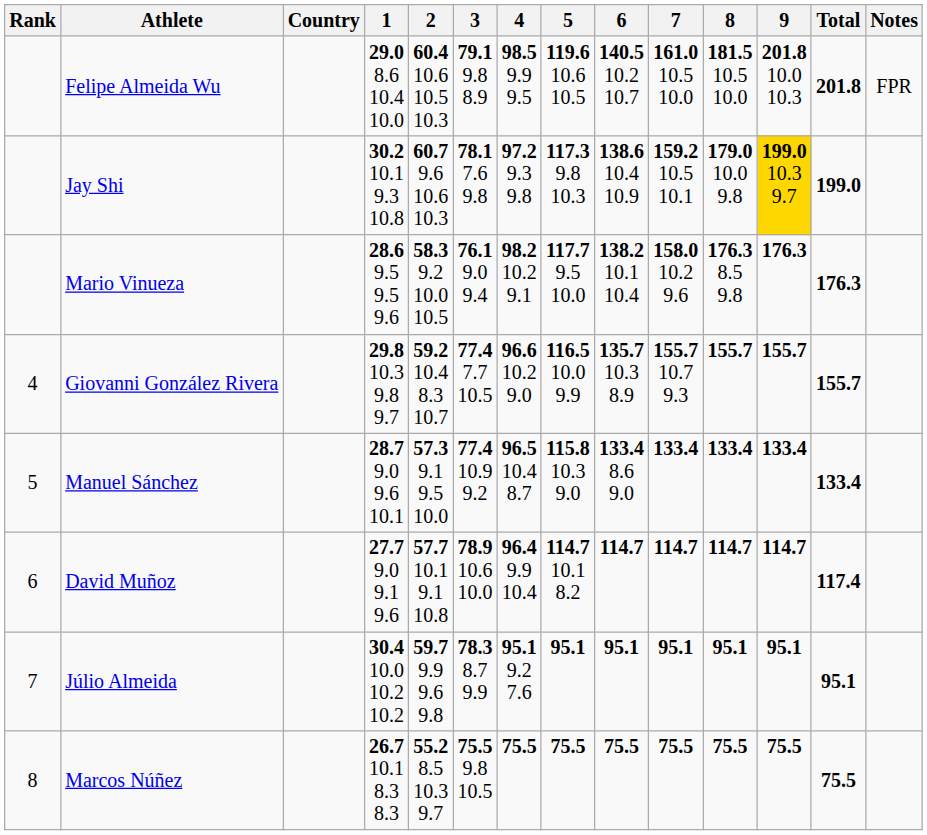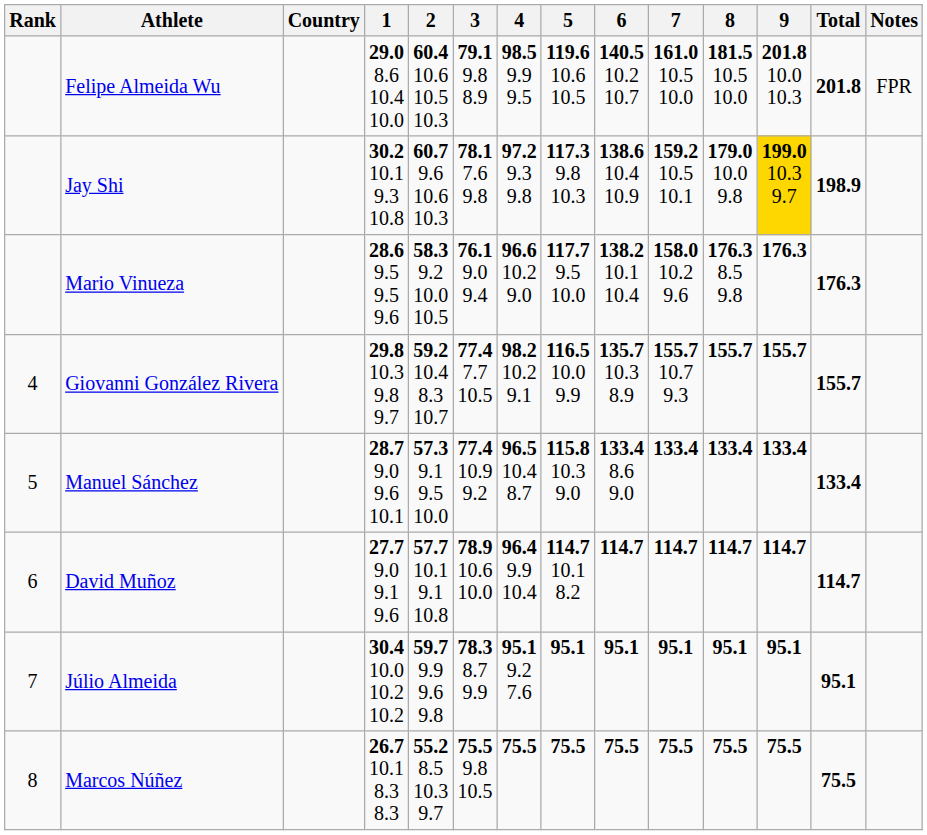(838, 185) 199.0 -> (838, 185) 198.9
(519, 273) 98.2 10.2 9.1 -> (519, 273) 96.6 10.2 9.0
(519, 372) 96.6 10.2 9.0 -> (519, 372) 98.2 10.2 9.1
(838, 581) 117.4 -> (838, 581) 114.7
